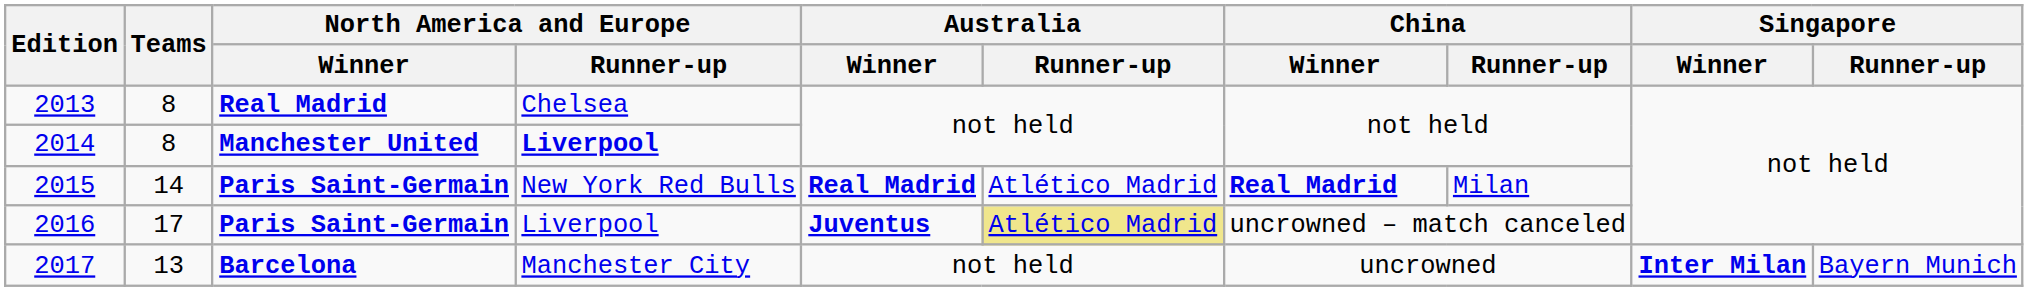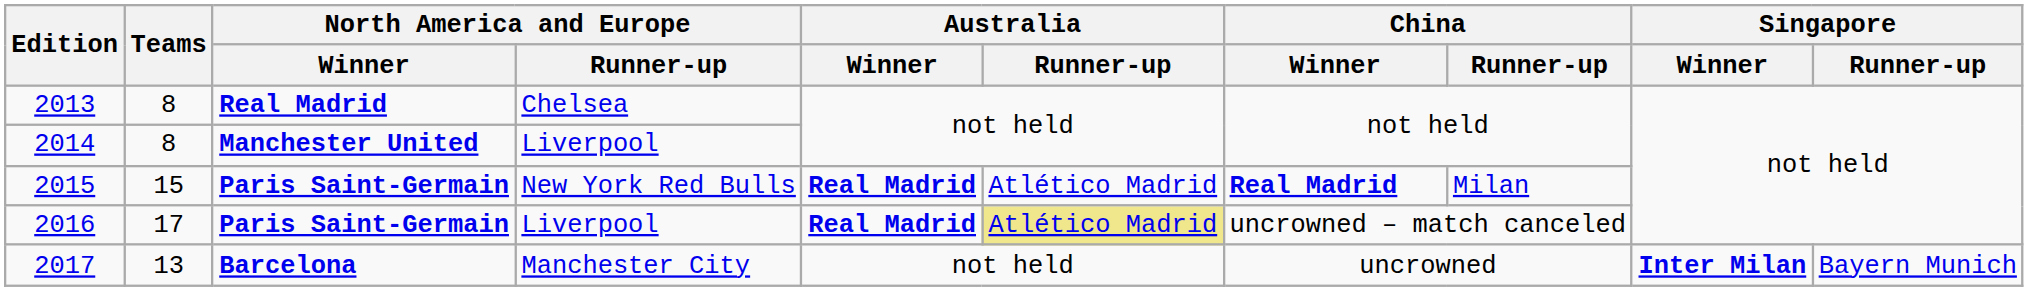(590, 145) bold -> (590, 145) normal
(169, 185) 14 -> (169, 185) 15
(869, 225) Juventus -> (892, 225) Real Madrid
